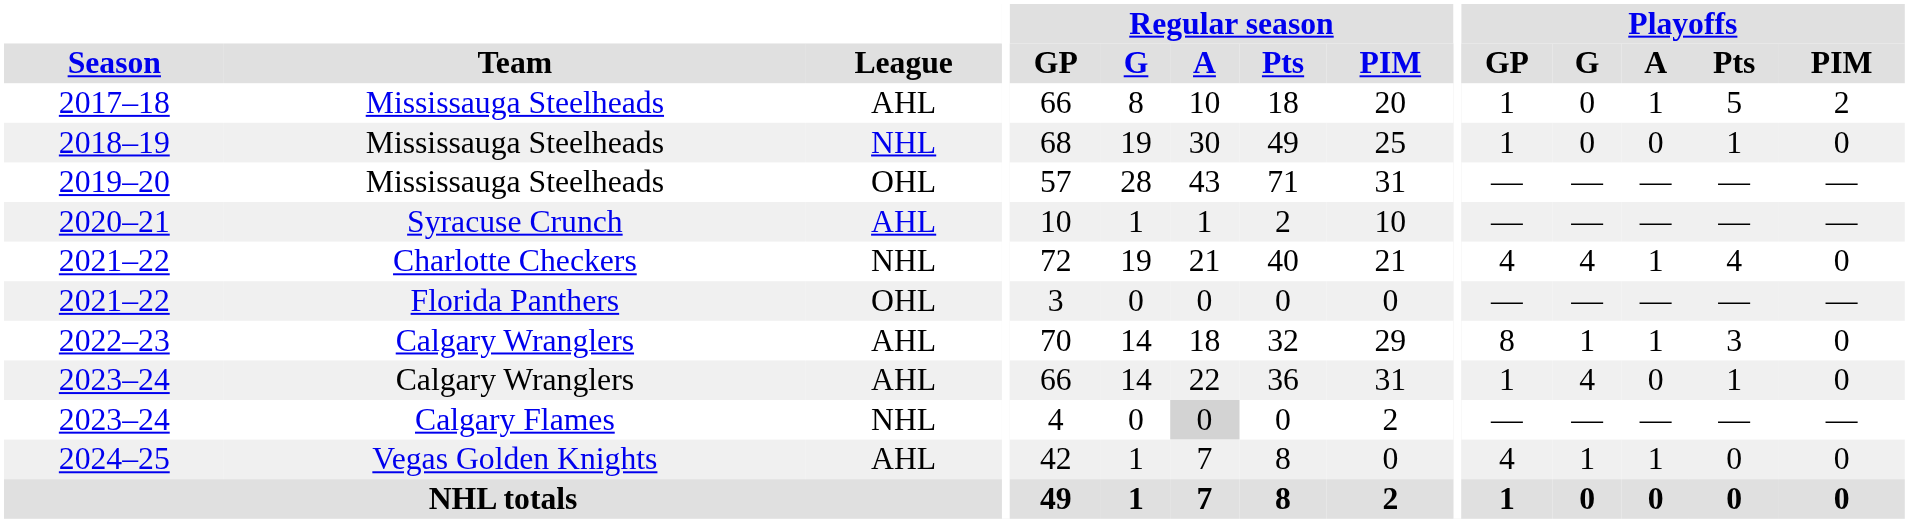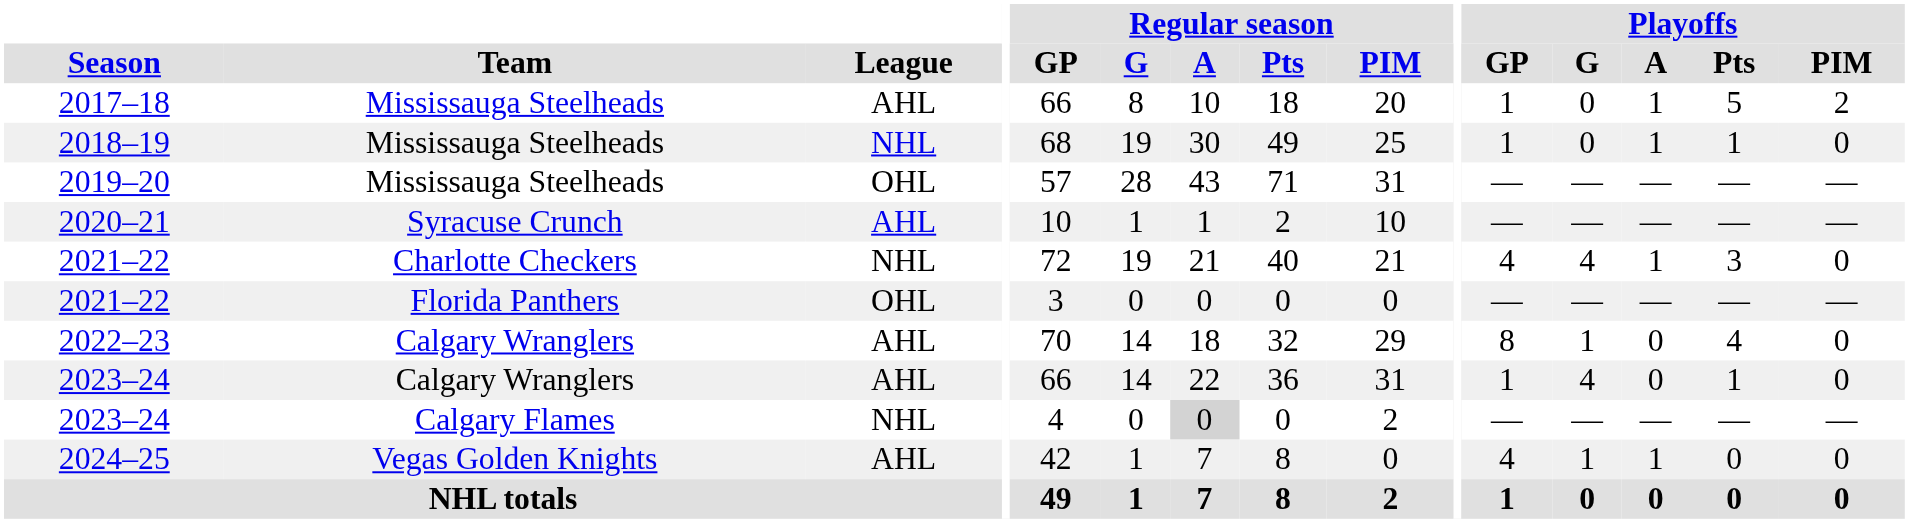(1656, 142) 0 -> (1656, 142) 1
(1734, 260) 4 -> (1734, 260) 3
(1656, 340) 1 -> (1656, 340) 0
(1734, 340) 3 -> (1734, 340) 4
